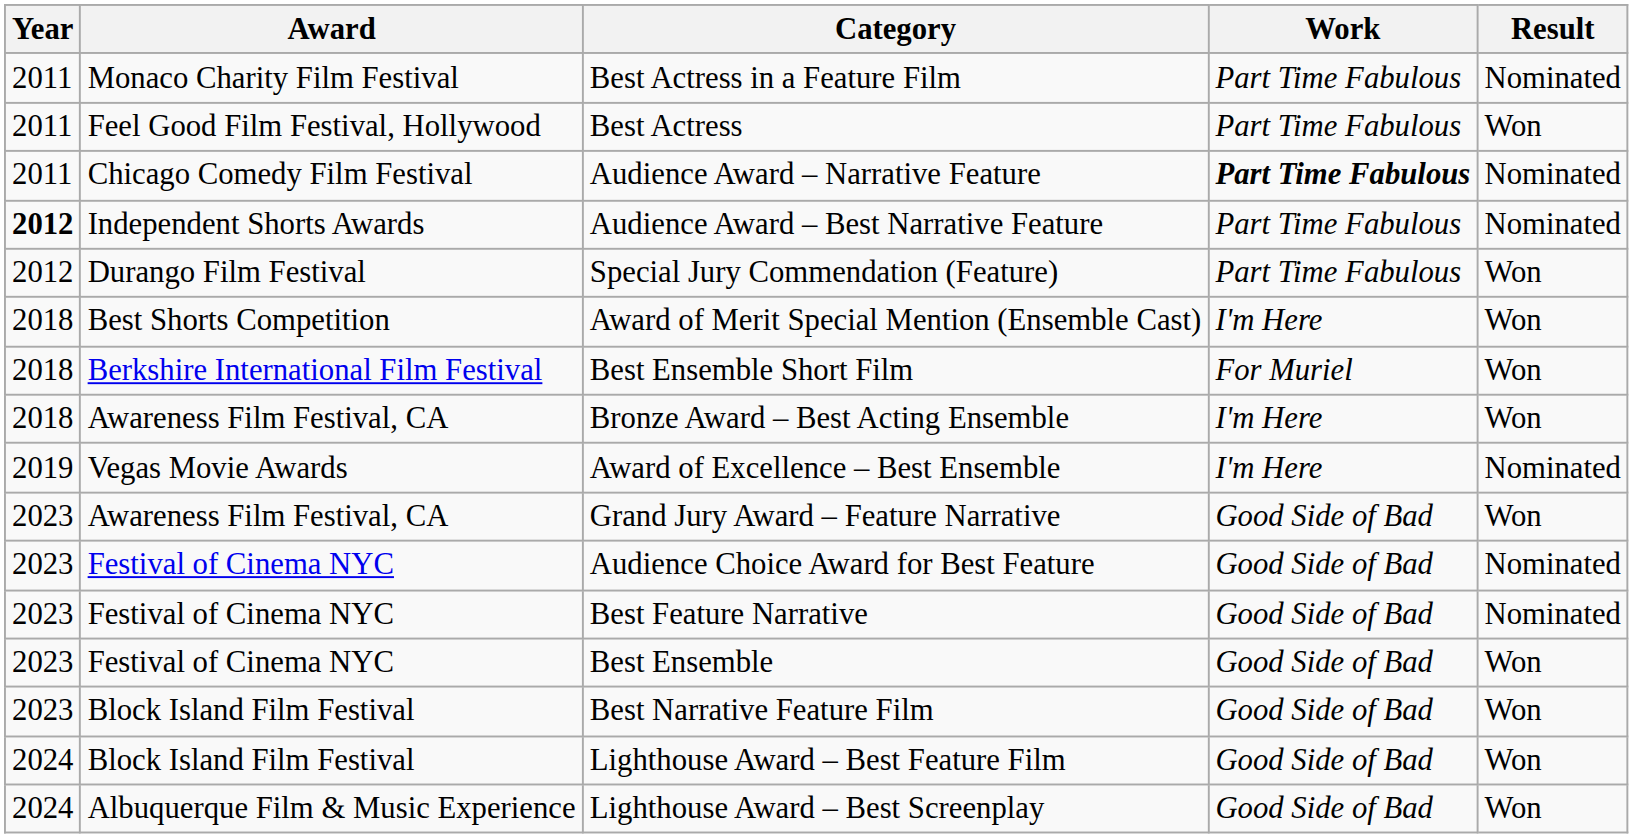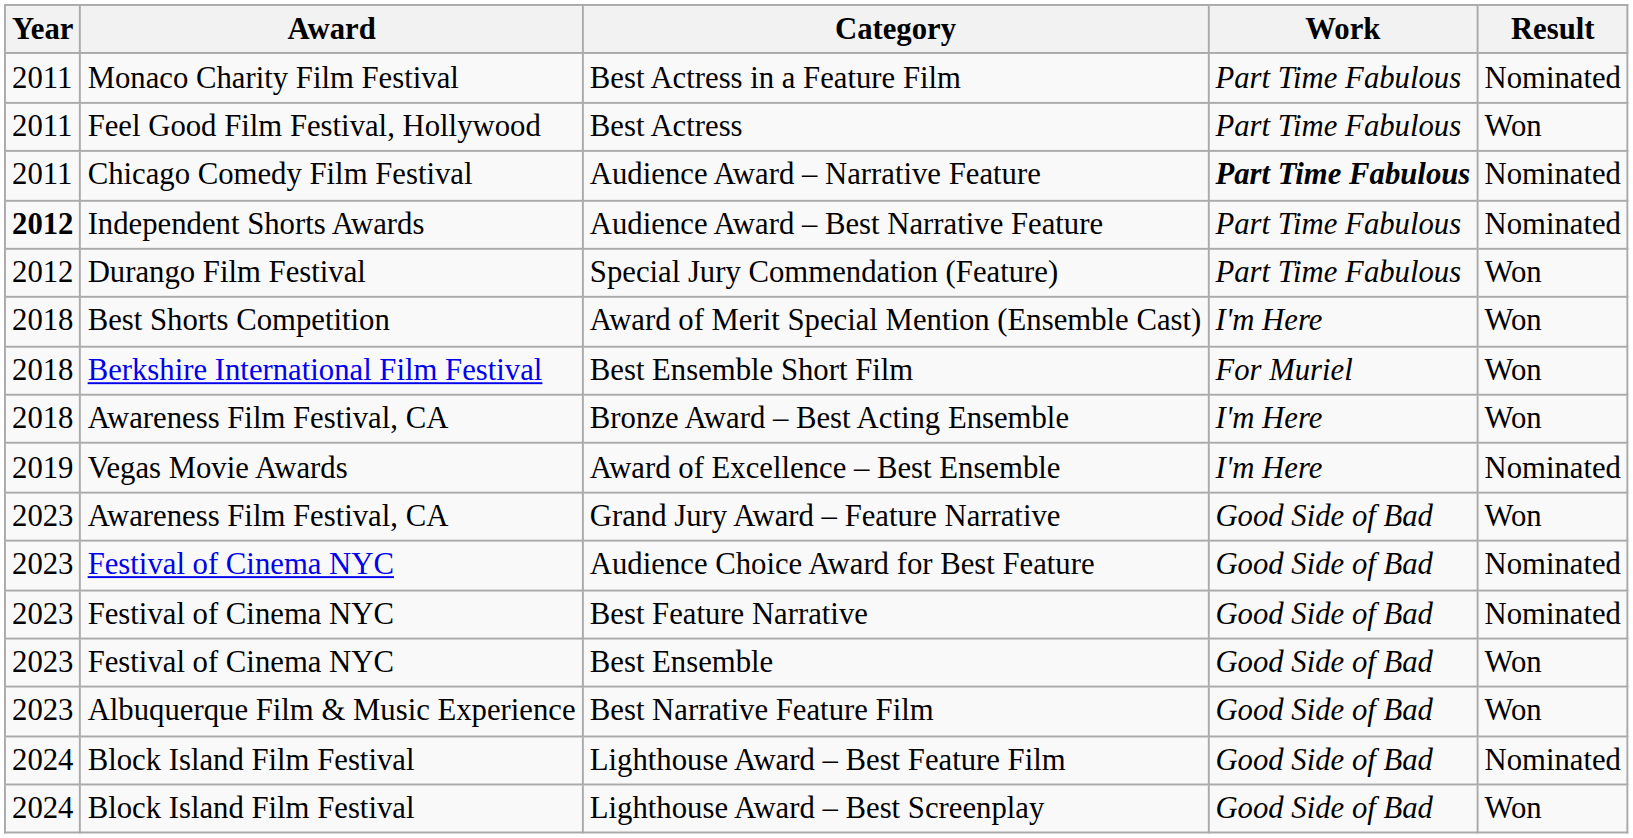(251, 710) Block Island Film Festival -> (332, 710) Albuquerque Film & Music Experience
(1513, 759) Won -> (1553, 759) Nominated
(332, 808) Albuquerque Film & Music Experience -> (251, 808) Block Island Film Festival
